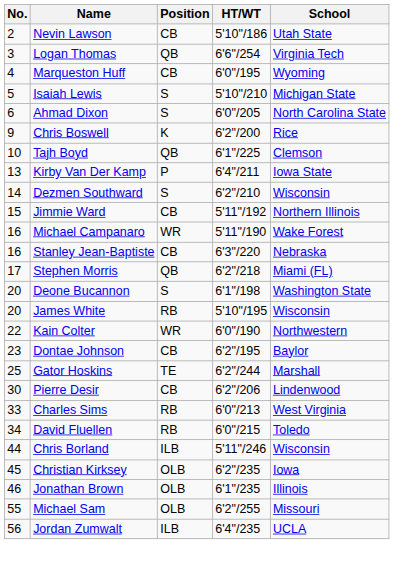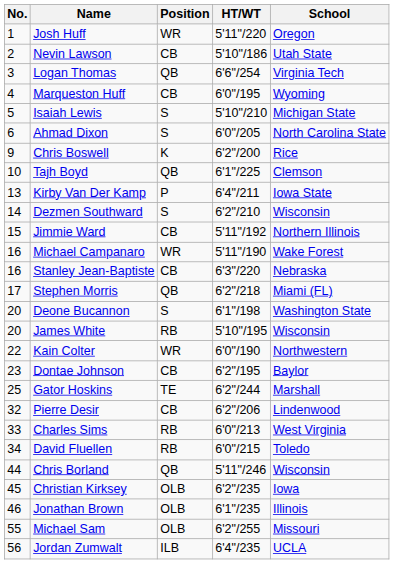+ row: (59, 34)
(14, 390) 30 -> (14, 410) 32
(170, 449) ILB -> (169, 469) QB
